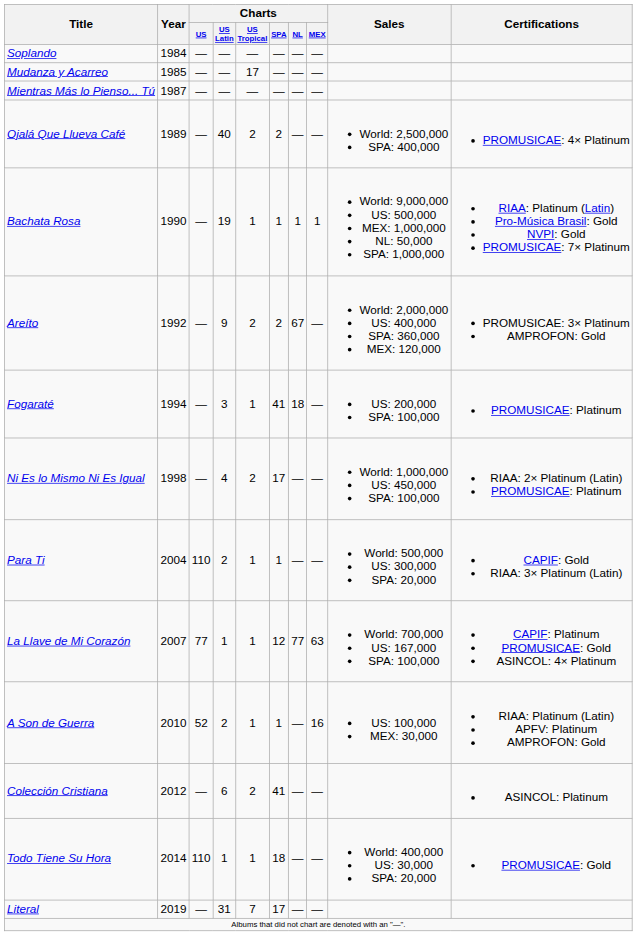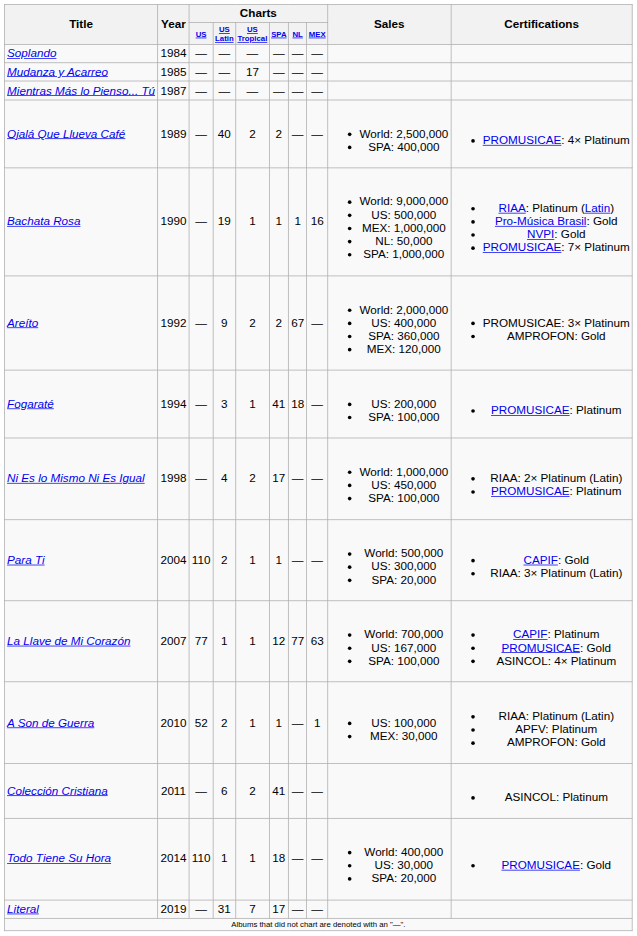(317, 221) 1 -> (317, 221) 16
(317, 722) 16 -> (317, 722) 1
(173, 791) 2012 -> (173, 791) 2011
